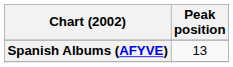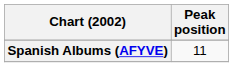(200, 51) 13 -> (200, 51) 11
